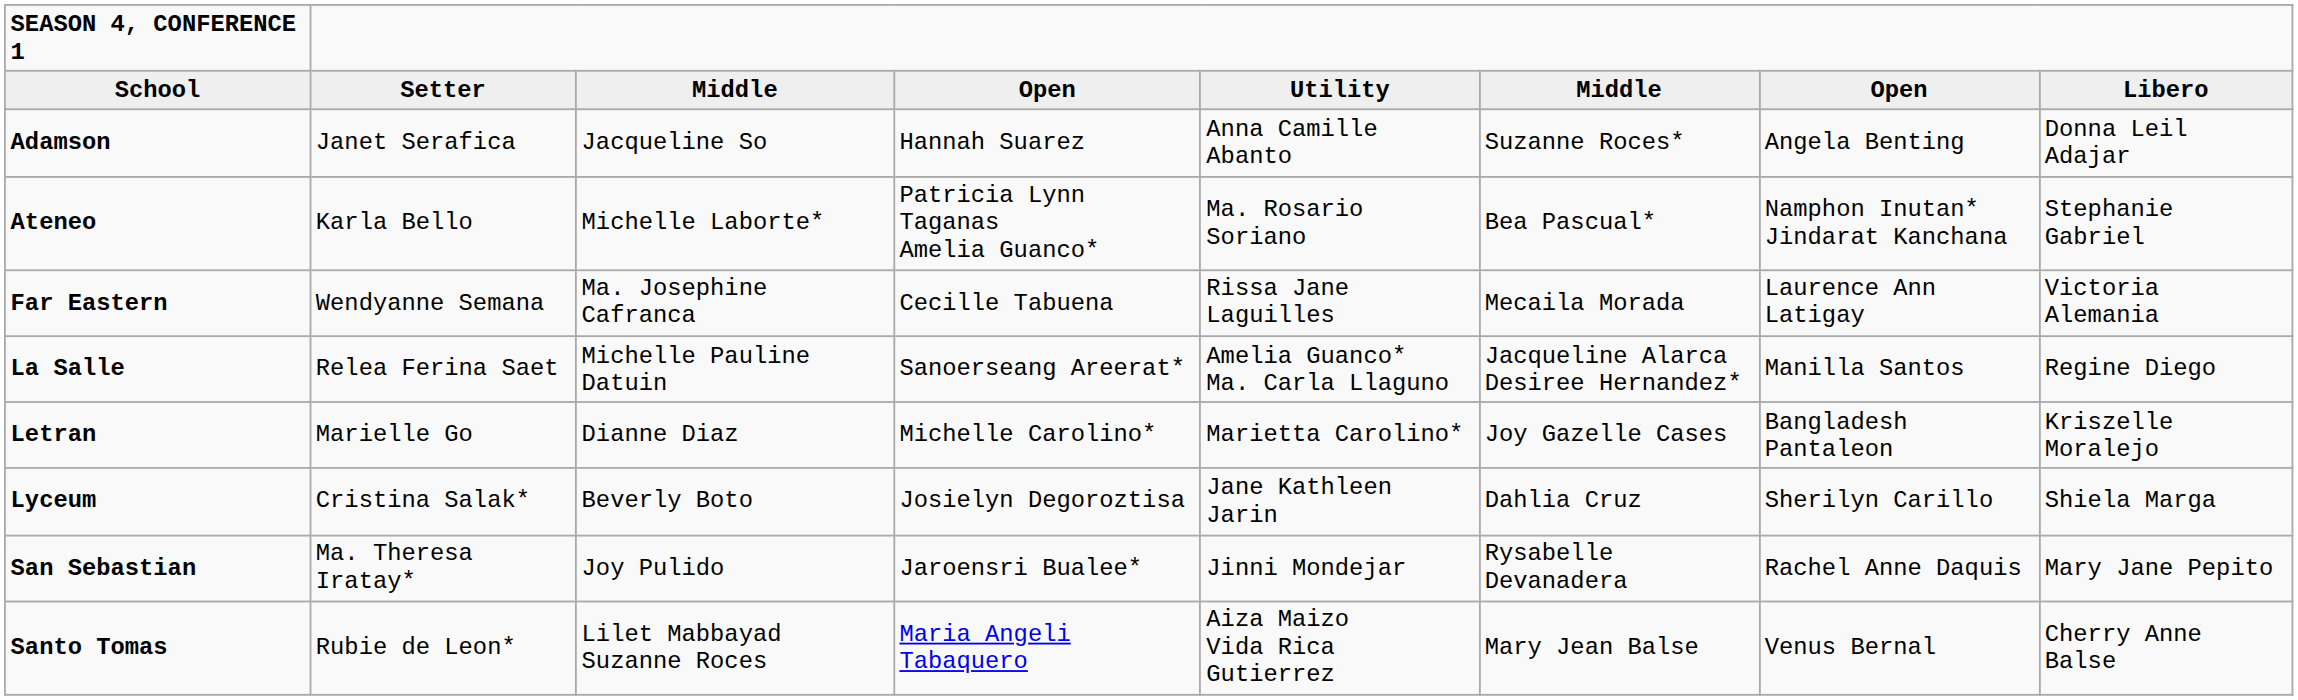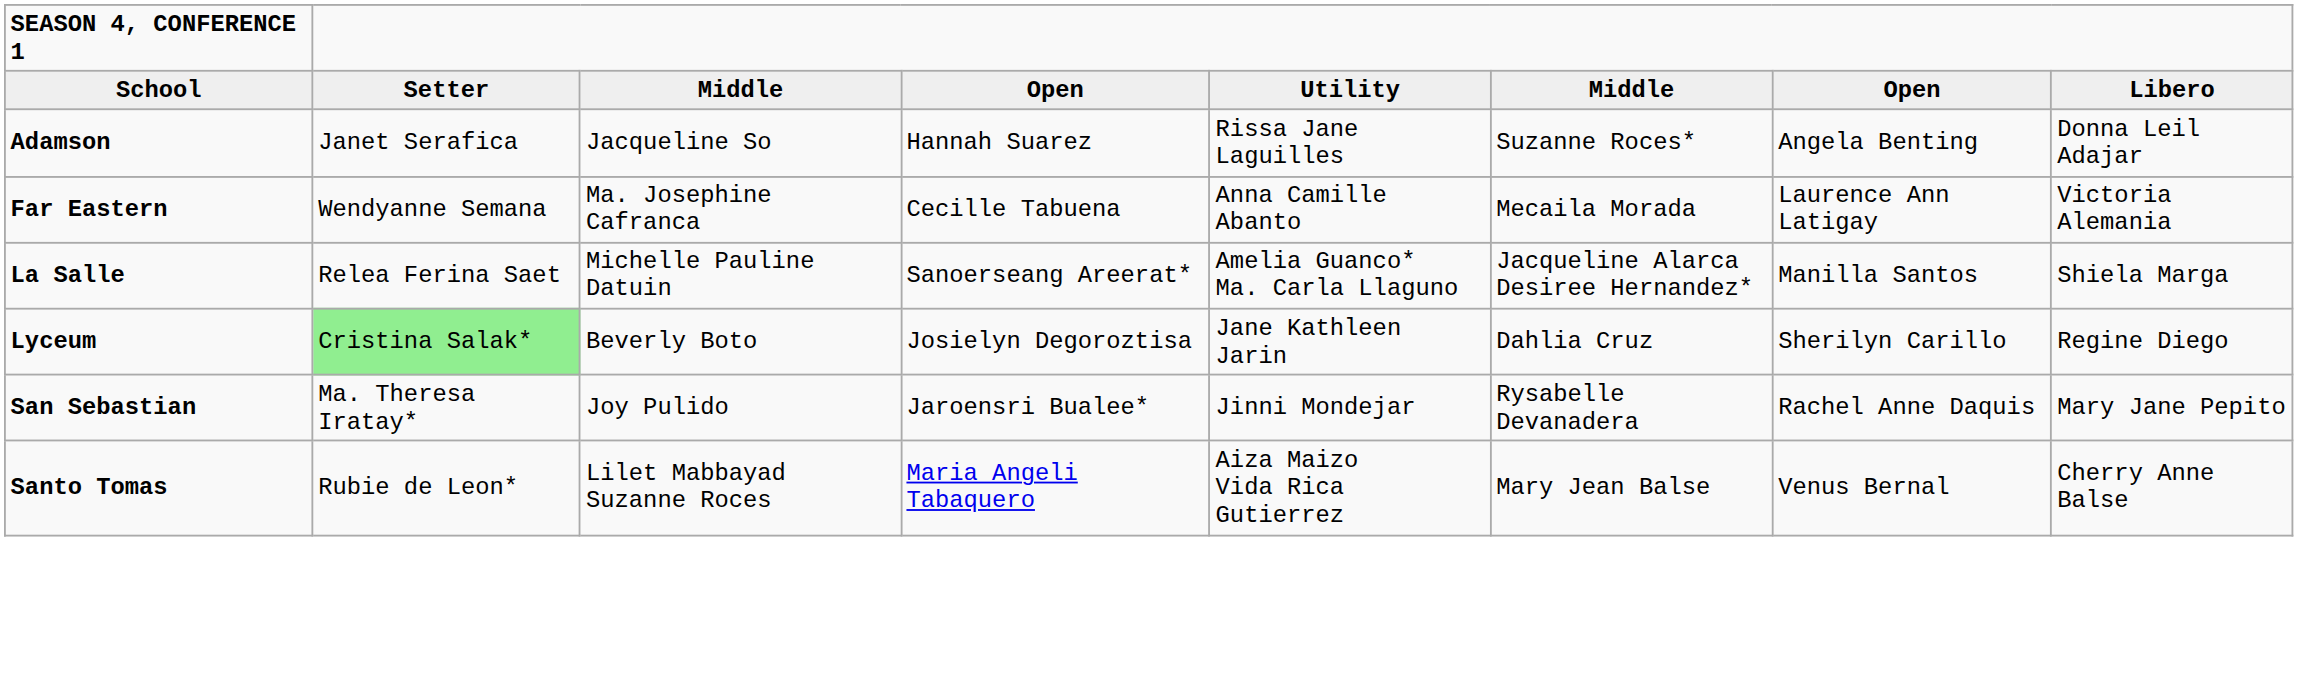(1292, 143) Anna Camille Abanto -> (1287, 143) Rissa Jane Laguilles
- row: (53, 223)
(1278, 303) Rissa Jane Laguilles -> (1301, 209) Anna Camille Abanto
(2130, 369) Regine Diego -> (2143, 275) Shiela Marga
- row: (53, 435)
(423, 502) no background -> (425, 342) lightgreen background
(2130, 502) Shiela Marga -> (2143, 342) Regine Diego
